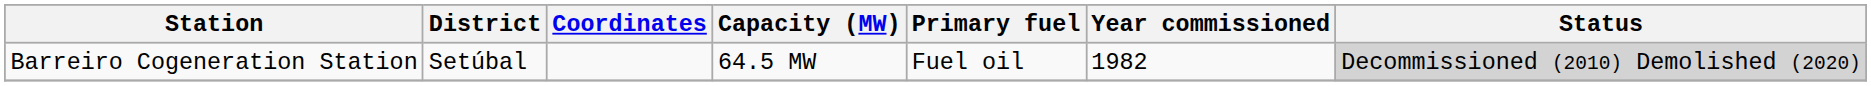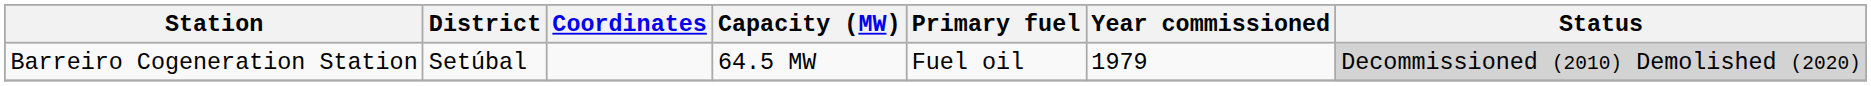(1119, 62) 1982 -> (1119, 62) 1979
